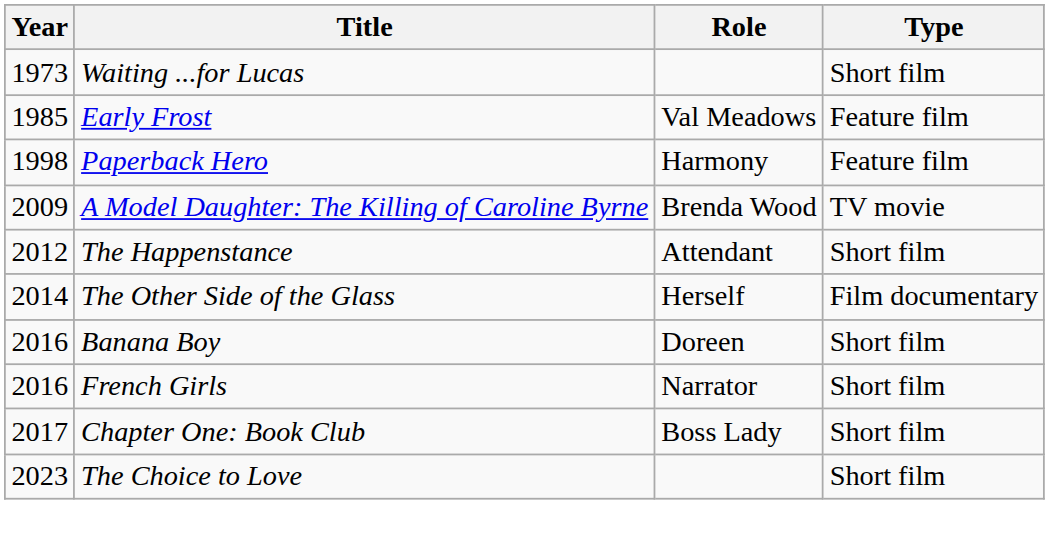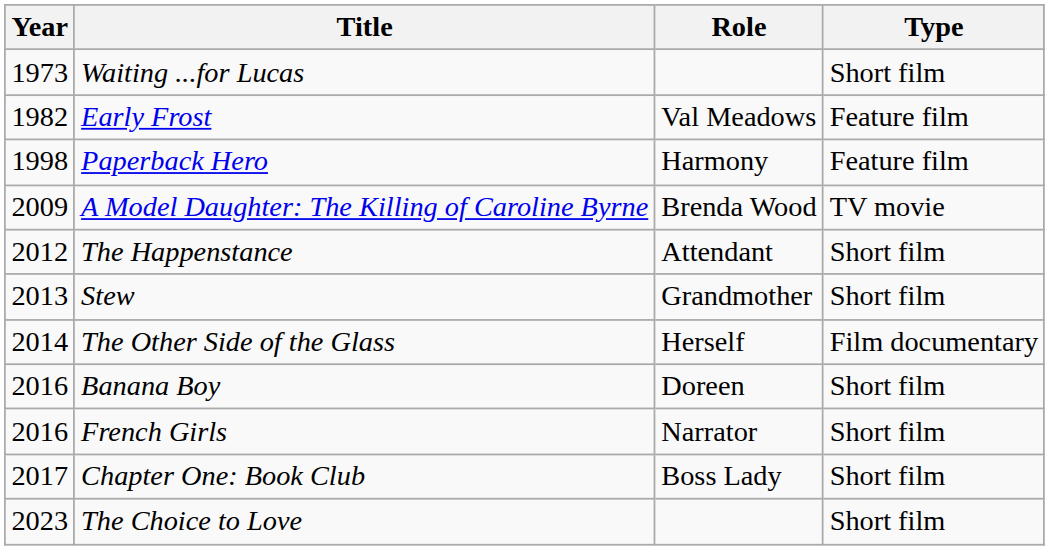(40, 116) 1985 -> (40, 116) 1982
+ row: (108, 296)
